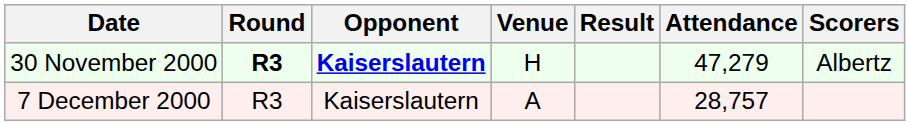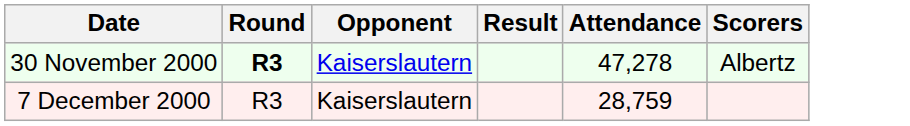- column: (533, 23)
(401, 62) bold -> (394, 62) normal
(731, 62) 47,279 -> (635, 62) 47,278
(731, 100) 28,757 -> (635, 100) 28,759
